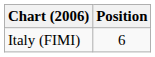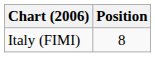(122, 39) 6 -> (122, 39) 8
